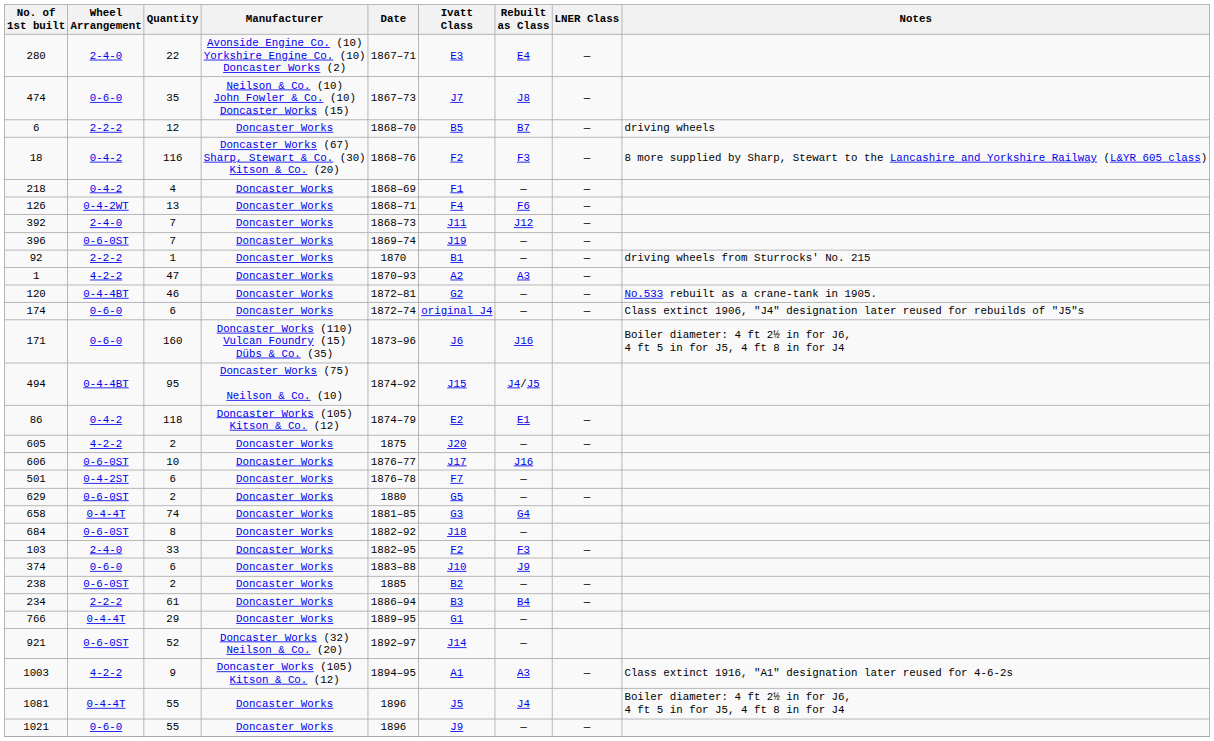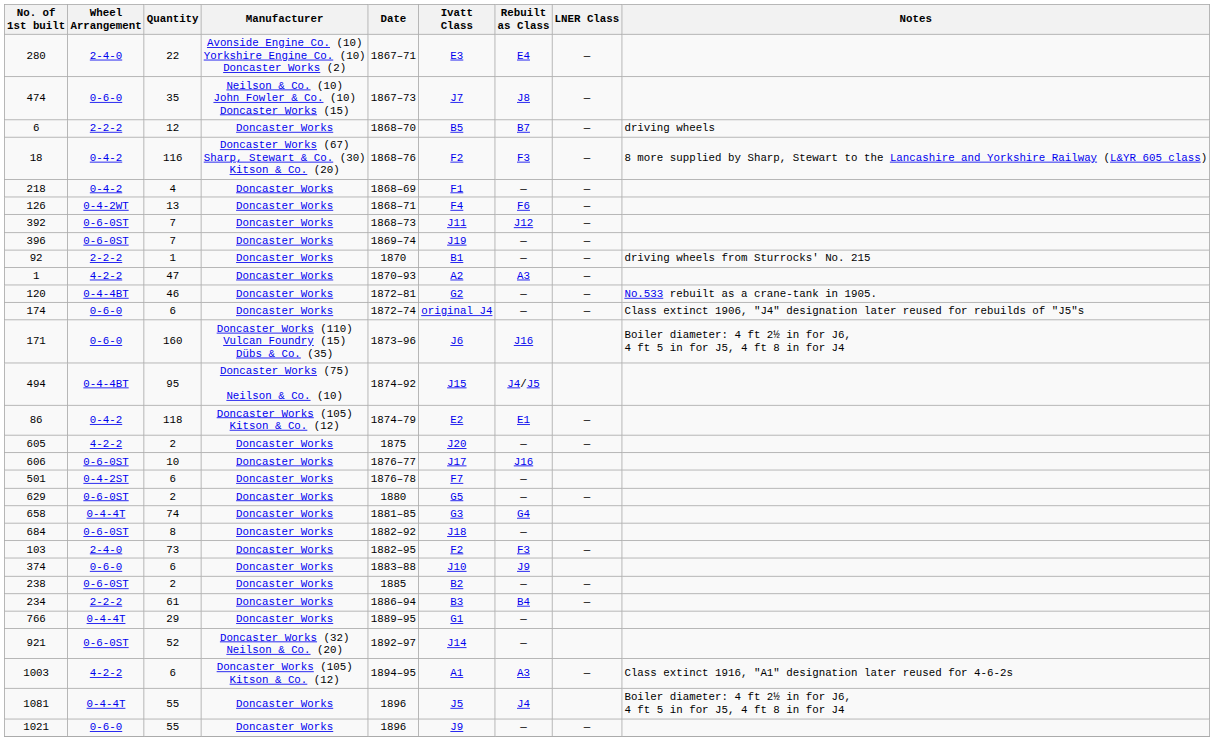(106, 223) 2-4-0 -> (106, 223) 0-6-0ST
(173, 549) 33 -> (173, 549) 73
(173, 674) 9 -> (173, 674) 6
